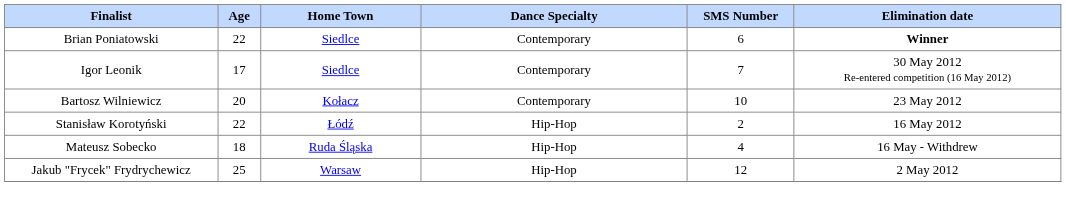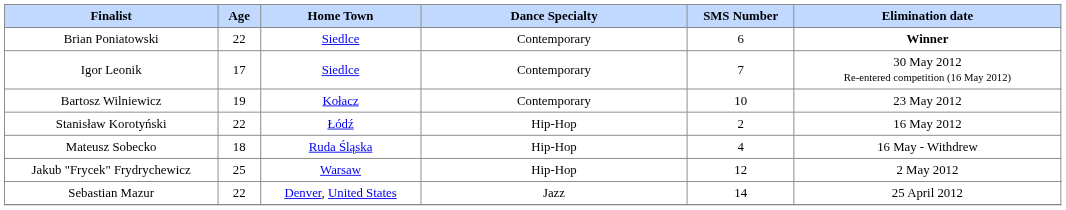(239, 100) 20 -> (239, 100) 19
+ row: (111, 193)
